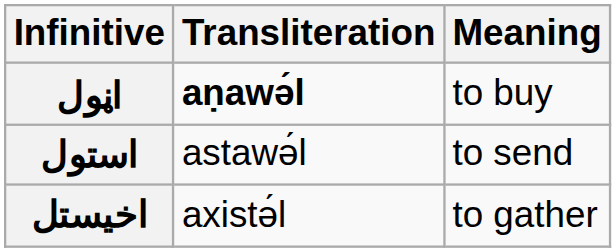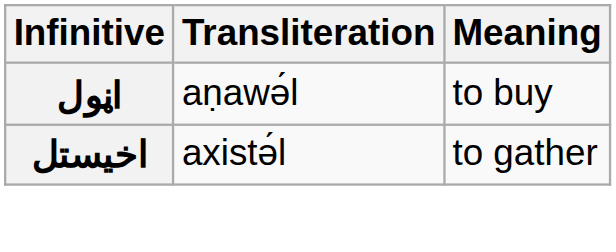(243, 93) bold -> (240, 93) normal
- row: (89, 155)
